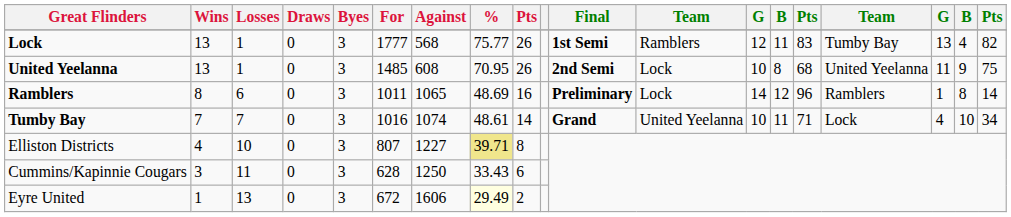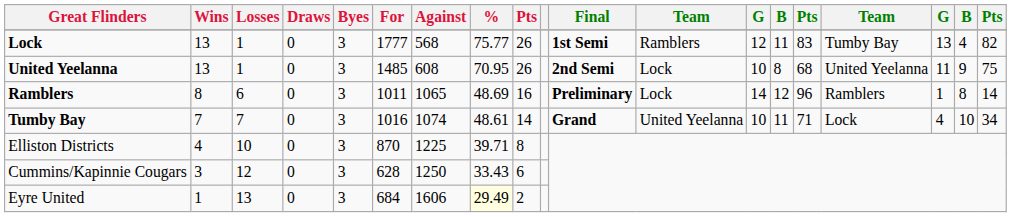(388, 146) 807 -> (388, 146) 870
(431, 146) 1227 -> (431, 146) 1225
(491, 146) khaki background -> (491, 146) no background
(244, 171) 11 -> (244, 171) 12
(388, 197) 672 -> (388, 197) 684
